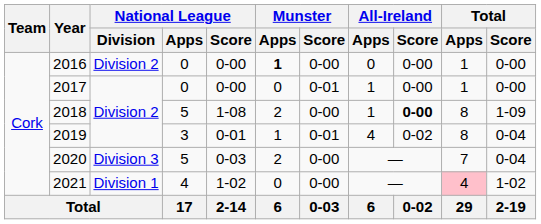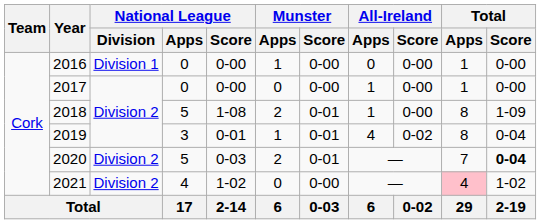(126, 64) Division 2 -> (126, 64) Division 1
(278, 64) bold -> (278, 64) normal
(324, 87) 0-01 -> (324, 87) 0-00
(324, 111) 0-00 -> (324, 111) 0-01
(418, 111) bold -> (418, 111) normal
(126, 159) Division 3 -> (126, 159) Division 2
(324, 159) 0-00 -> (324, 159) 0-01
(511, 159) normal -> (511, 159) bold
(126, 183) Division 1 -> (126, 183) Division 2
